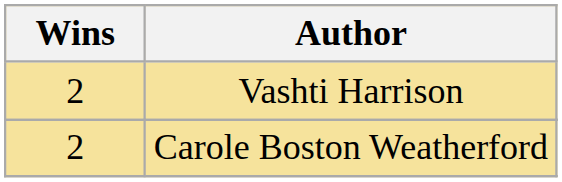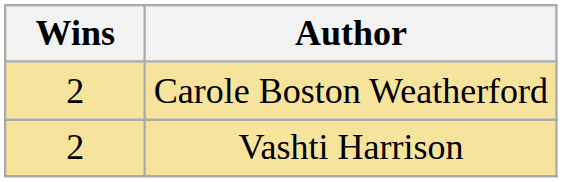rows swapped: (351, 147) <-> (351, 90)
